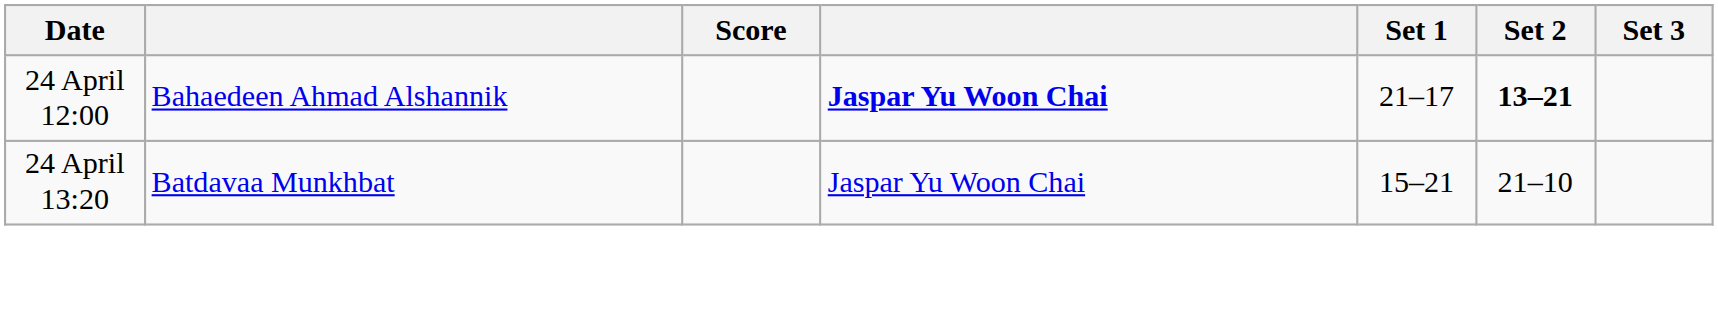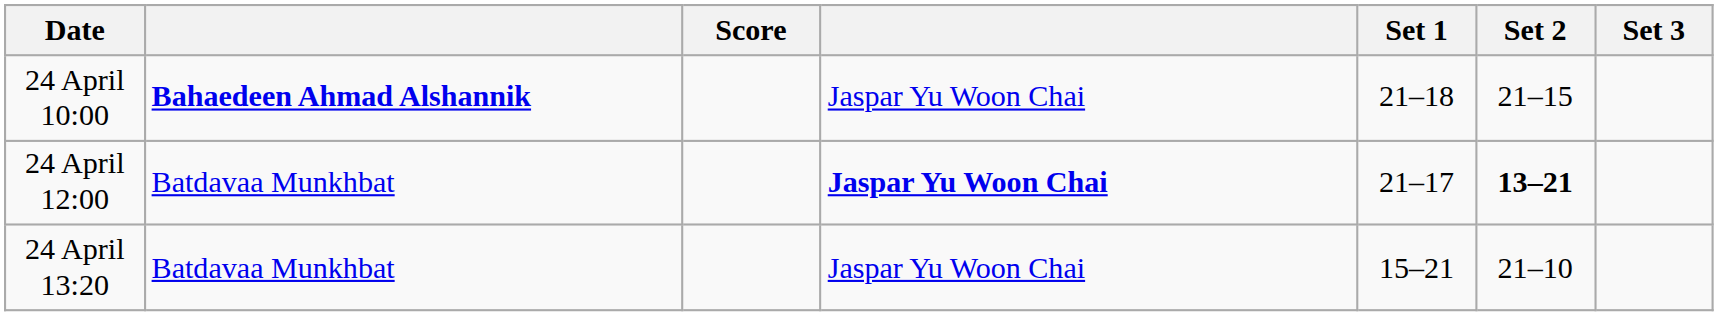+ row: (75, 97)
(330, 97) Bahaedeen Ahmad Alshannik -> (273, 182) Batdavaa Munkhbat
